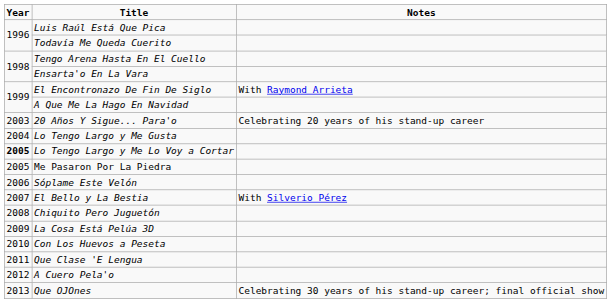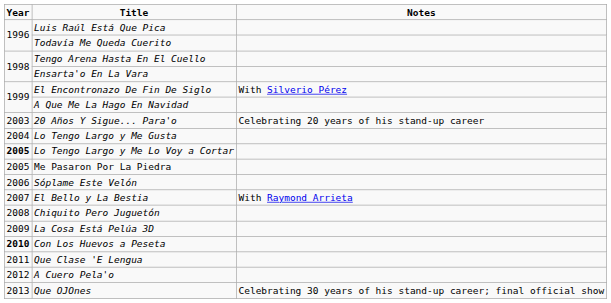(296, 89) With Raymond Arrieta -> (293, 89) With Silverio Pérez
(293, 198) With Silverio Pérez -> (296, 198) With Raymond Arrieta
(18, 244) normal -> (18, 244) bold
